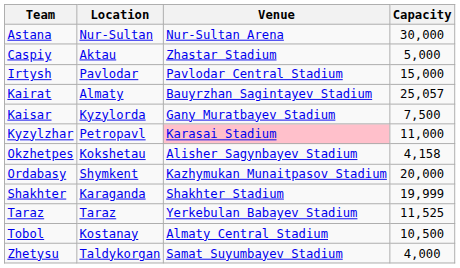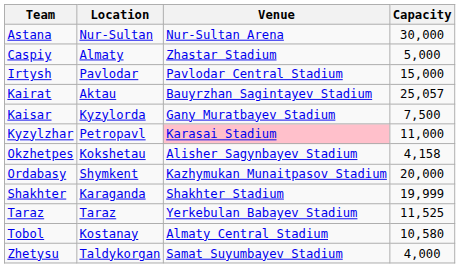(98, 54) Aktau -> (101, 54) Almaty
(101, 94) Almaty -> (98, 94) Aktau
(422, 234) 10,500 -> (422, 234) 10,580
